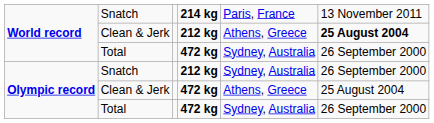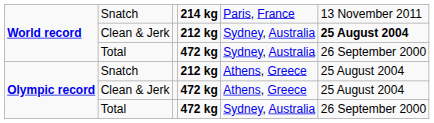(265, 33) Athens, Greece -> (269, 33) Sydney, Australia
(269, 71) Sydney, Australia -> (265, 71) Athens, Greece
(373, 71) 26 September 2000 -> (362, 71) 25 August 2004
